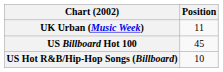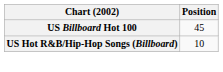- row: (92, 28)
